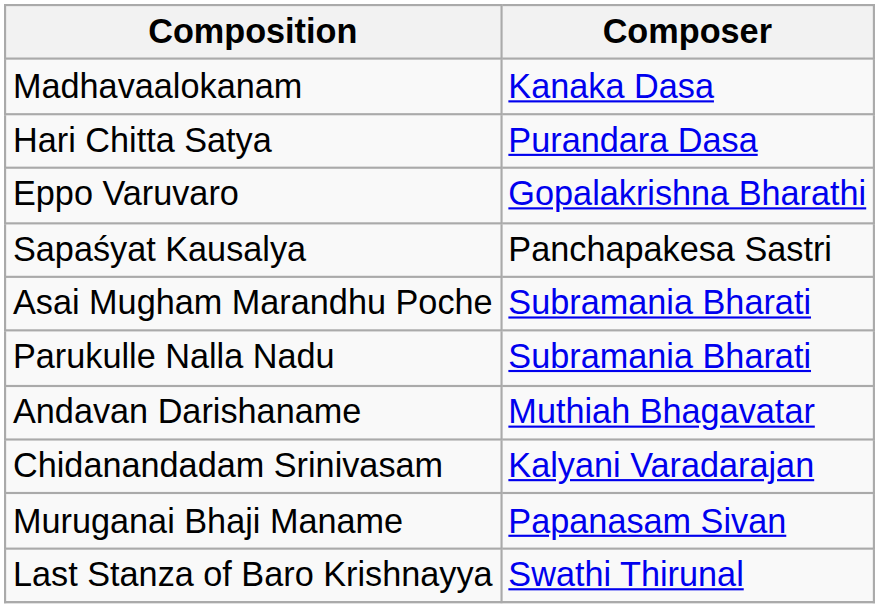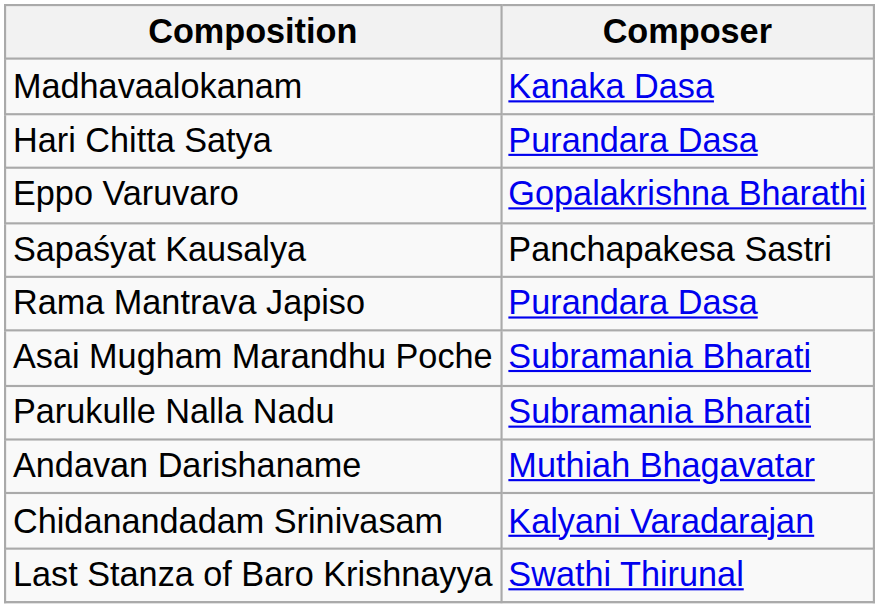+ row: (189, 303)
- row: (208, 520)
